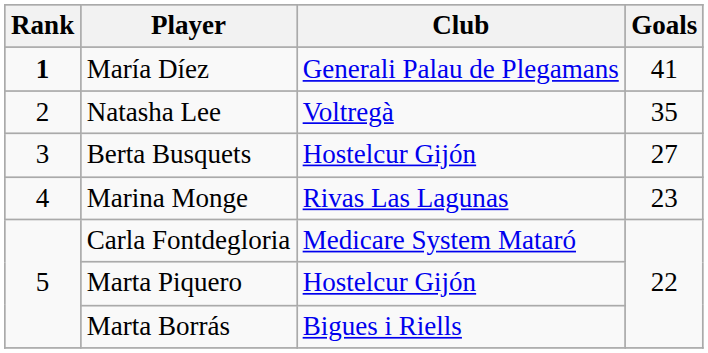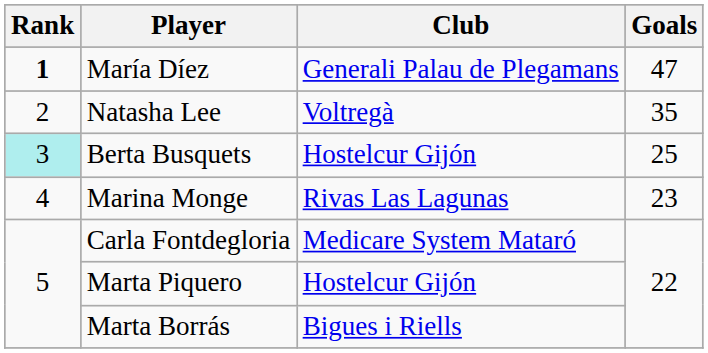(664, 68) 41 -> (664, 68) 47
(43, 154) no background -> (43, 154) paleturquoise background
(664, 154) 27 -> (664, 154) 25
